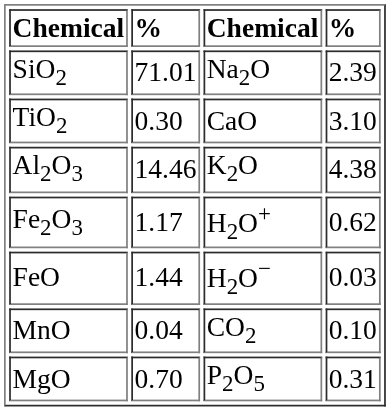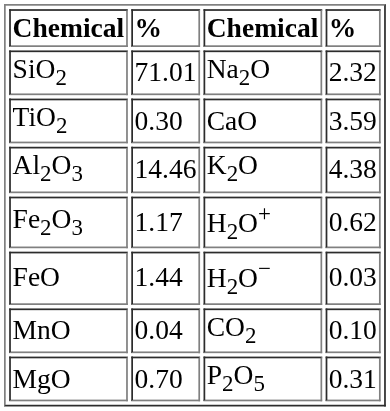(353, 72) 2.39 -> (353, 72) 2.32
(353, 121) 3.10 -> (353, 121) 3.59
